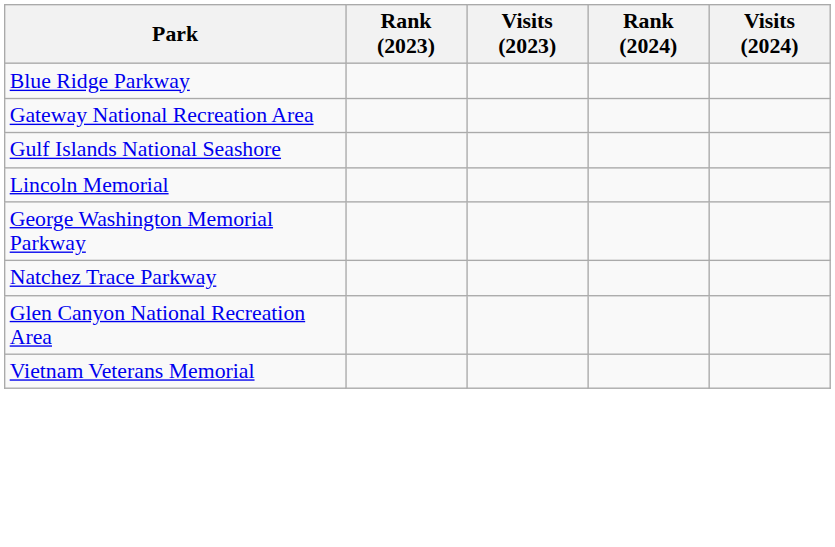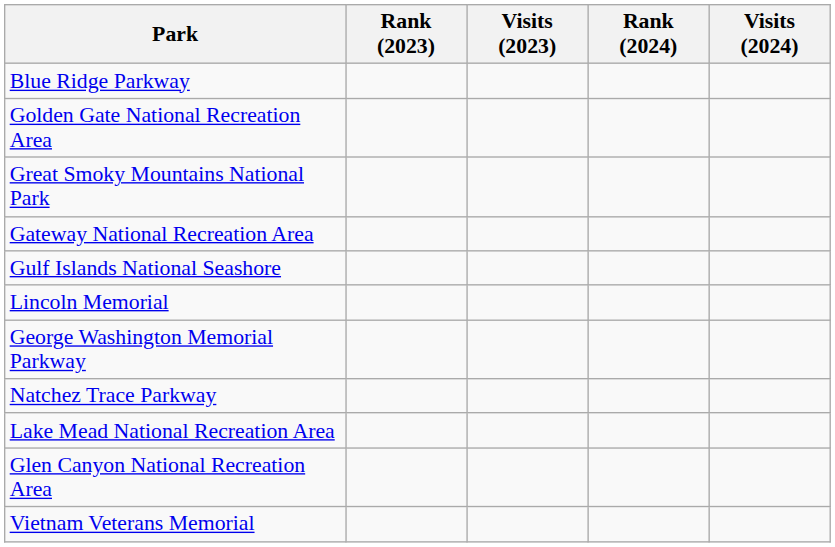+ row: (155, 127)
+ row: (157, 186)
+ row: (172, 430)
